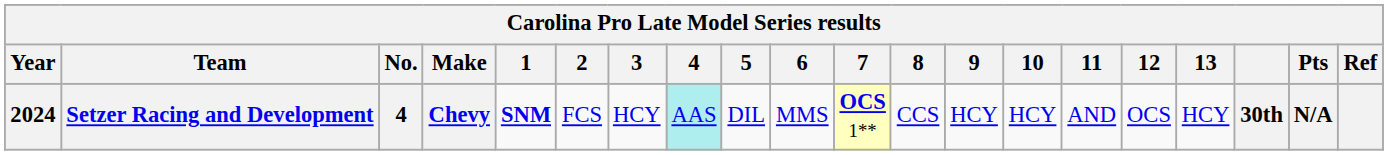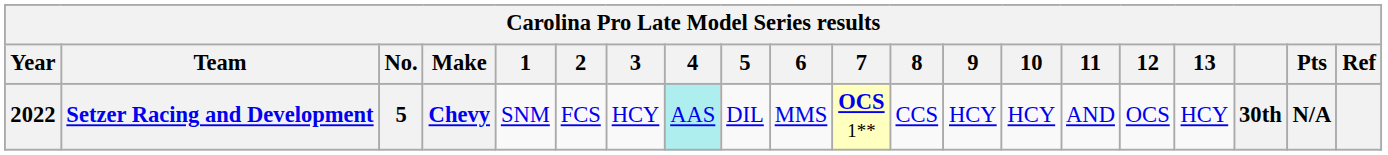(33, 116) 2024 -> (33, 116) 2022
(401, 116) 4 -> (401, 116) 5
(526, 116) bold -> (525, 116) normal
